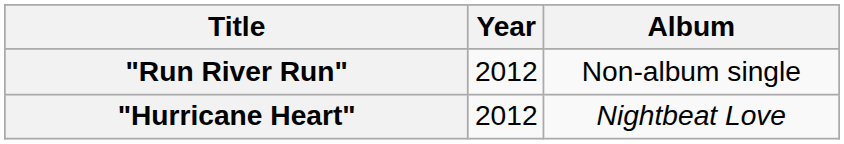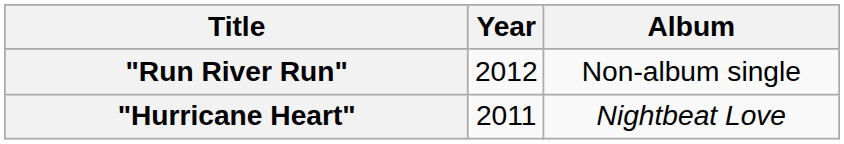(506, 116) 2012 -> (506, 116) 2011
